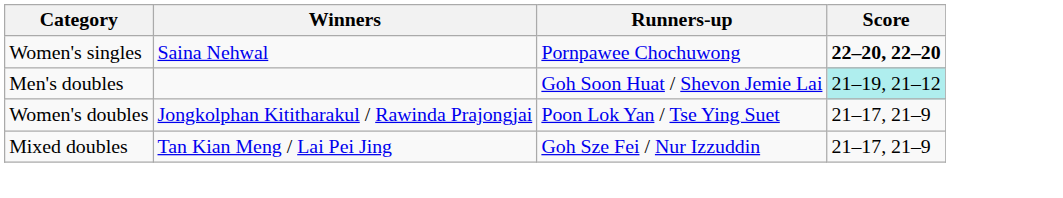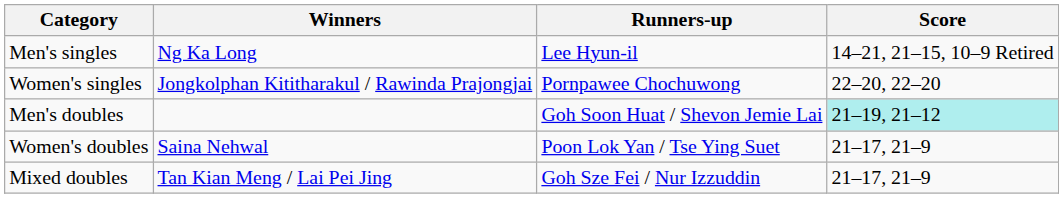+ row: (63, 51)
(213, 51) Saina Nehwal -> (345, 83) Jongkolphan Kititharakul / Rawinda Prajongjai
(886, 51) bold -> (886, 83) normal
(345, 114) Jongkolphan Kititharakul / Rawinda Prajongjai -> (213, 146) Saina Nehwal
